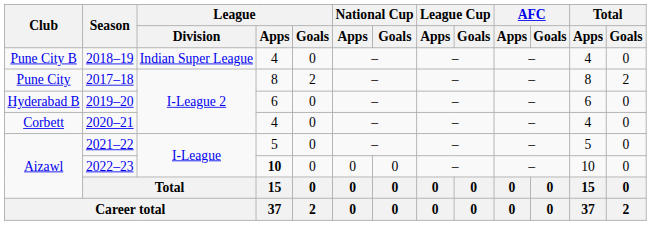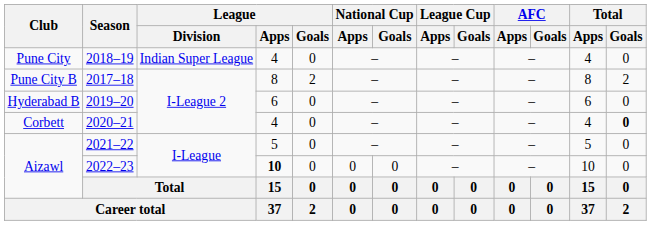(44, 58) Pune City B -> (44, 58) Pune City
(44, 79) Pune City -> (44, 79) Pune City B
(626, 123) normal -> (626, 123) bold
